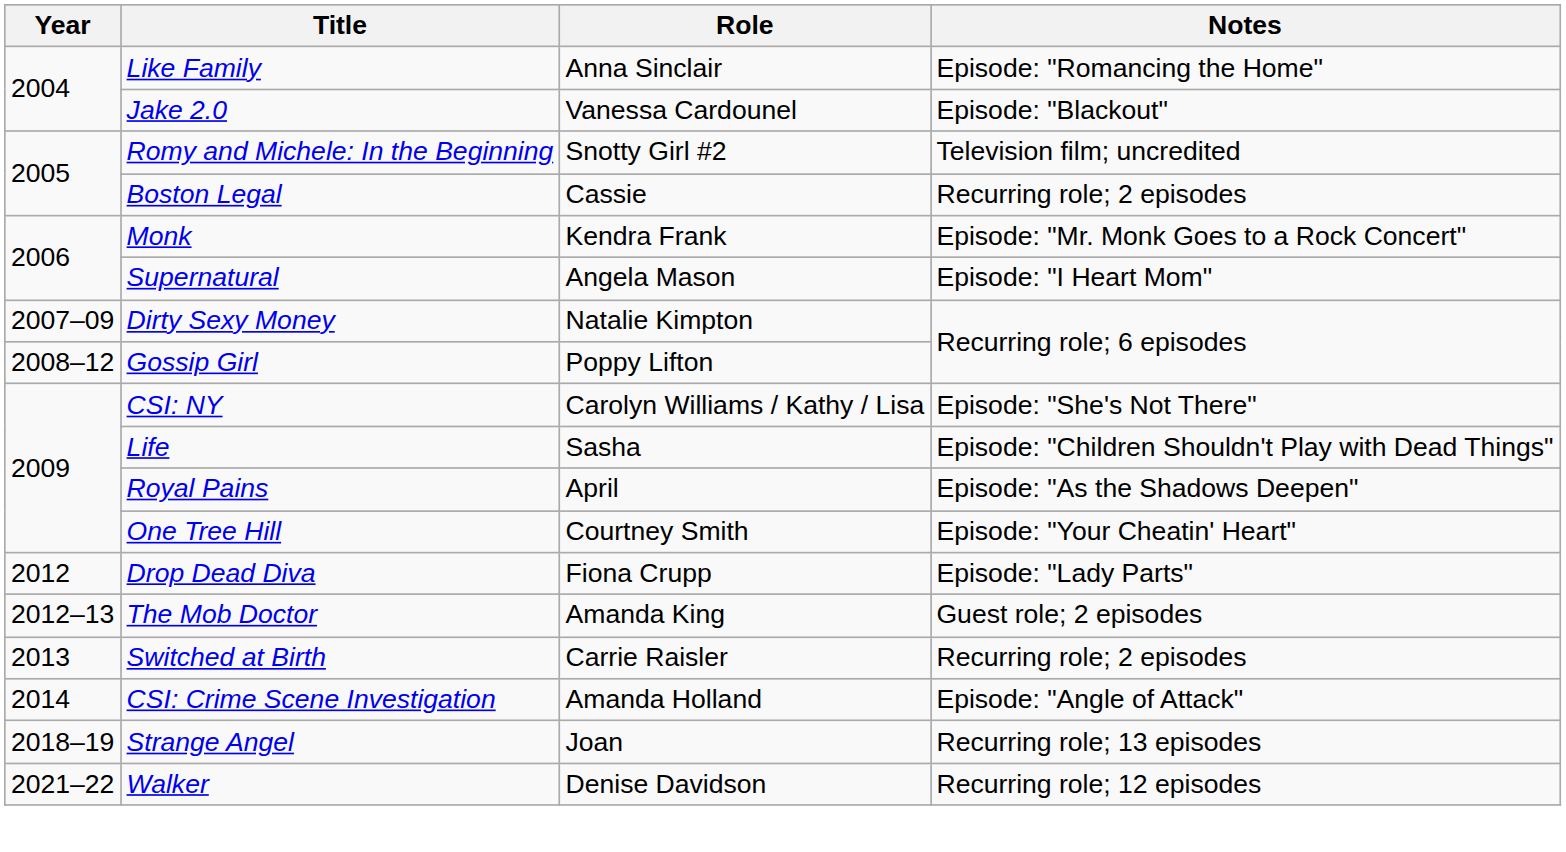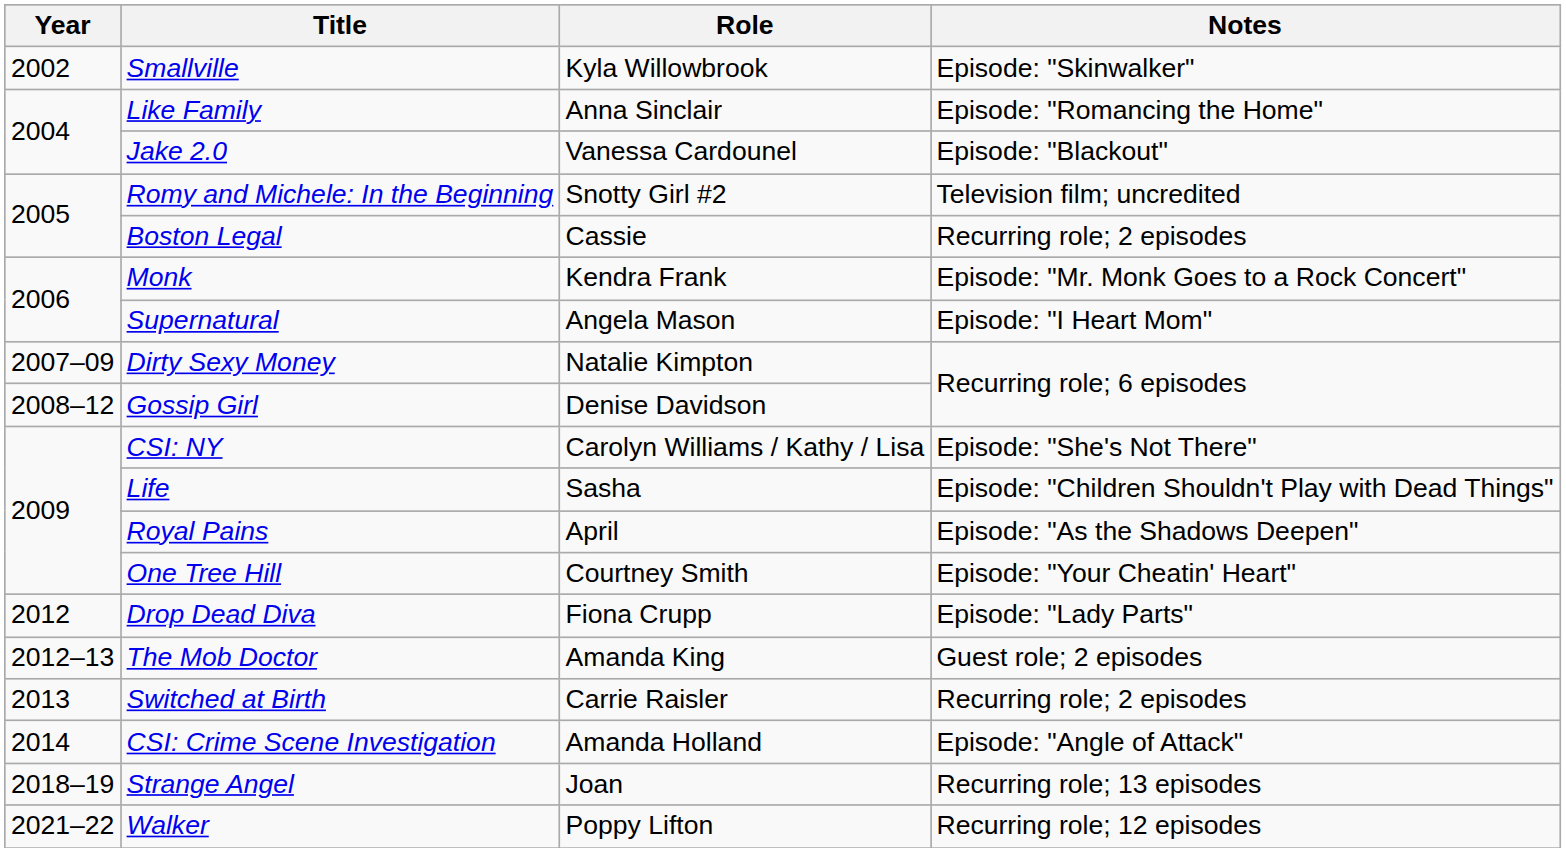+ row: (183, 67)
(639, 362) Poppy Lifton -> (666, 404) Denise Davidson
(666, 783) Denise Davidson -> (639, 825) Poppy Lifton
